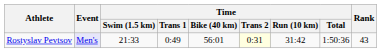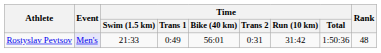(255, 40) lightyellow background -> (255, 40) no background
(364, 40) 43 -> (364, 40) 48
